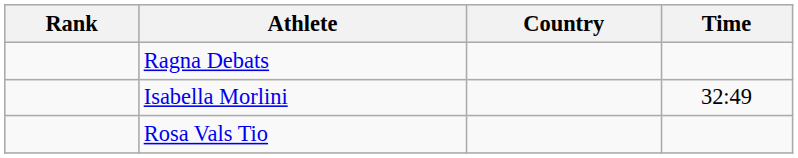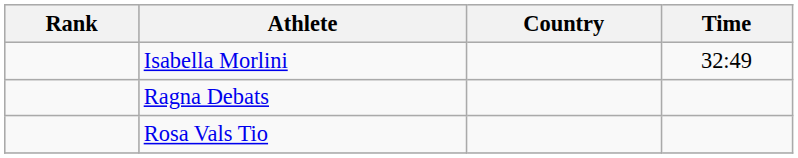rows swapped: (216, 97) <-> (206, 60)
